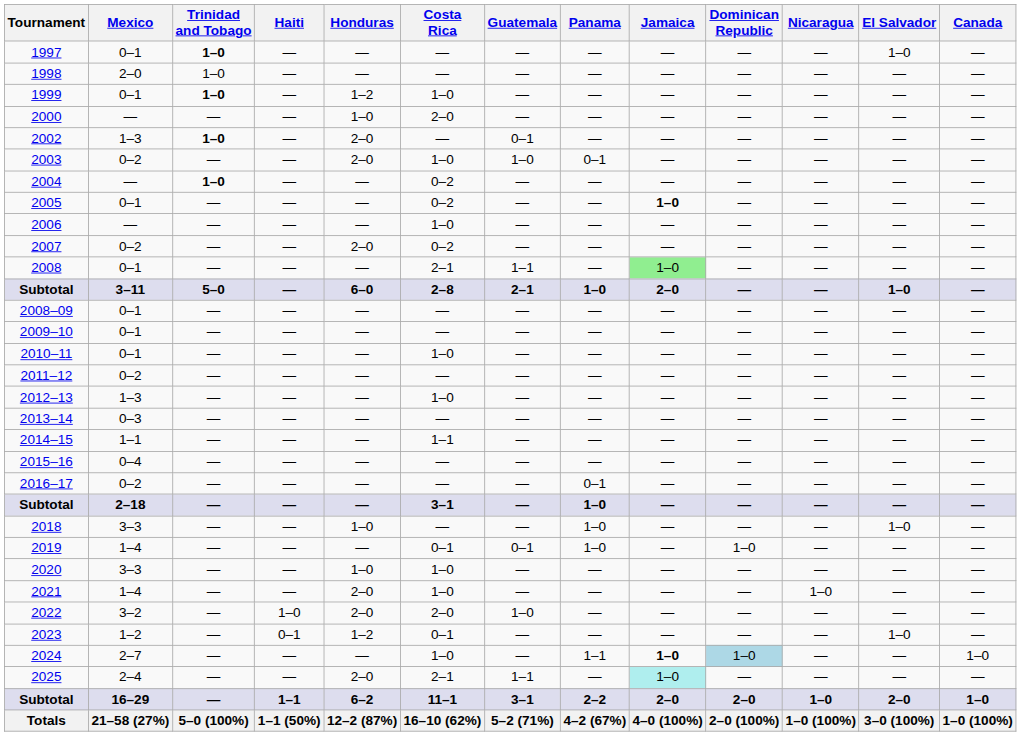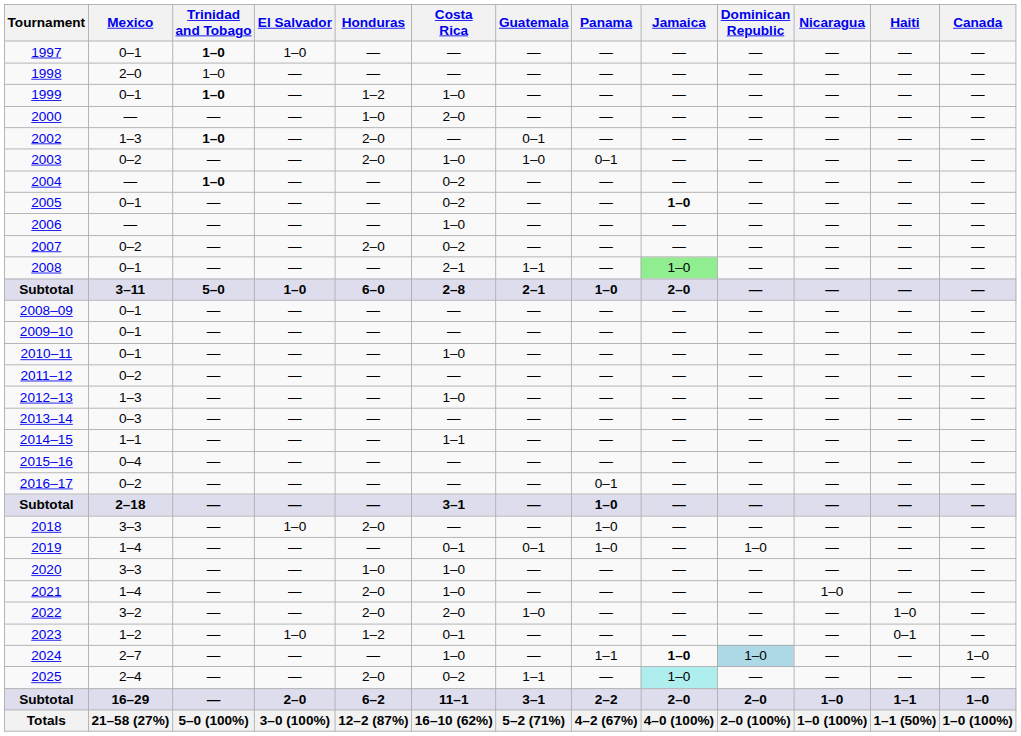columns swapped: (899, 22) <-> (289, 22)
(362, 526) 1–0 -> (373, 526) 2–0
(442, 677) 2–1 -> (454, 677) 0–2
